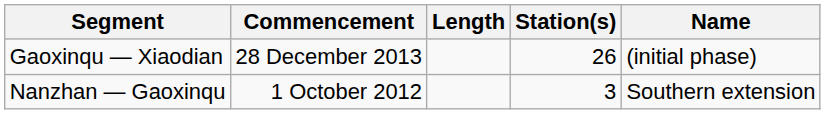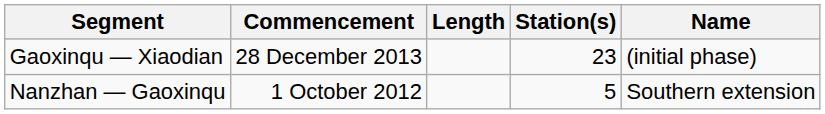(604, 56) 26 -> (604, 56) 23
(610, 91) 3 -> (610, 91) 5
